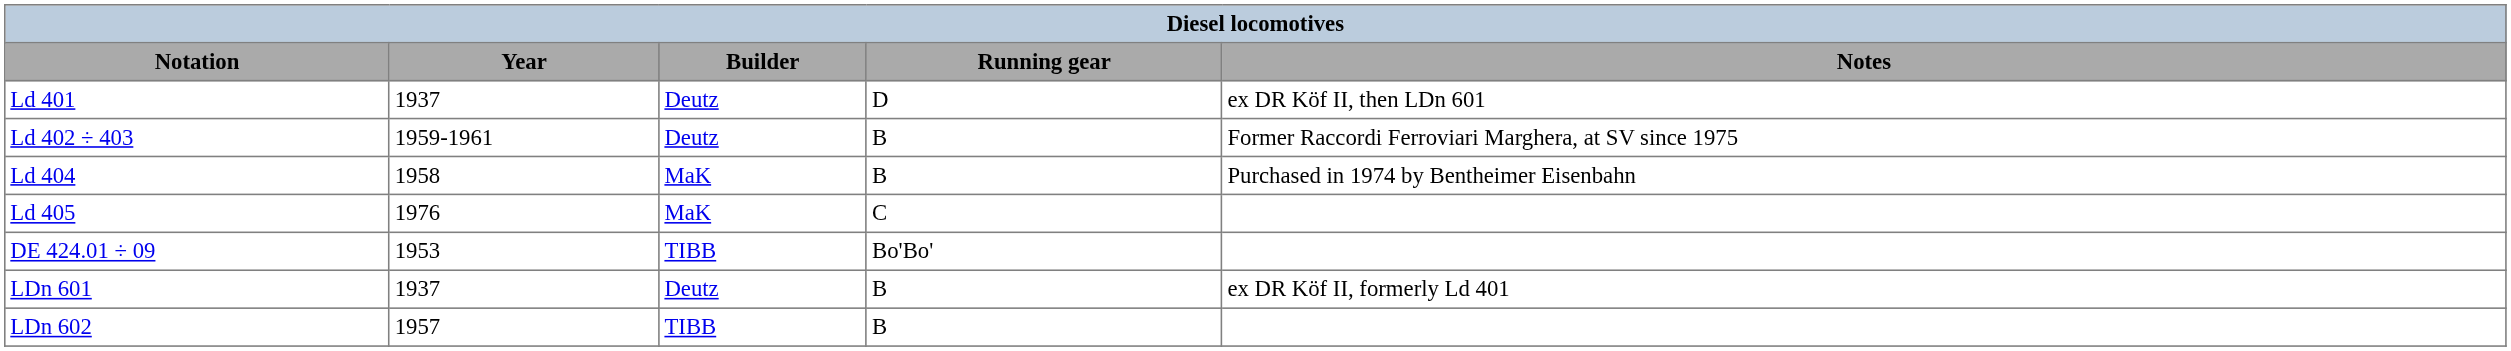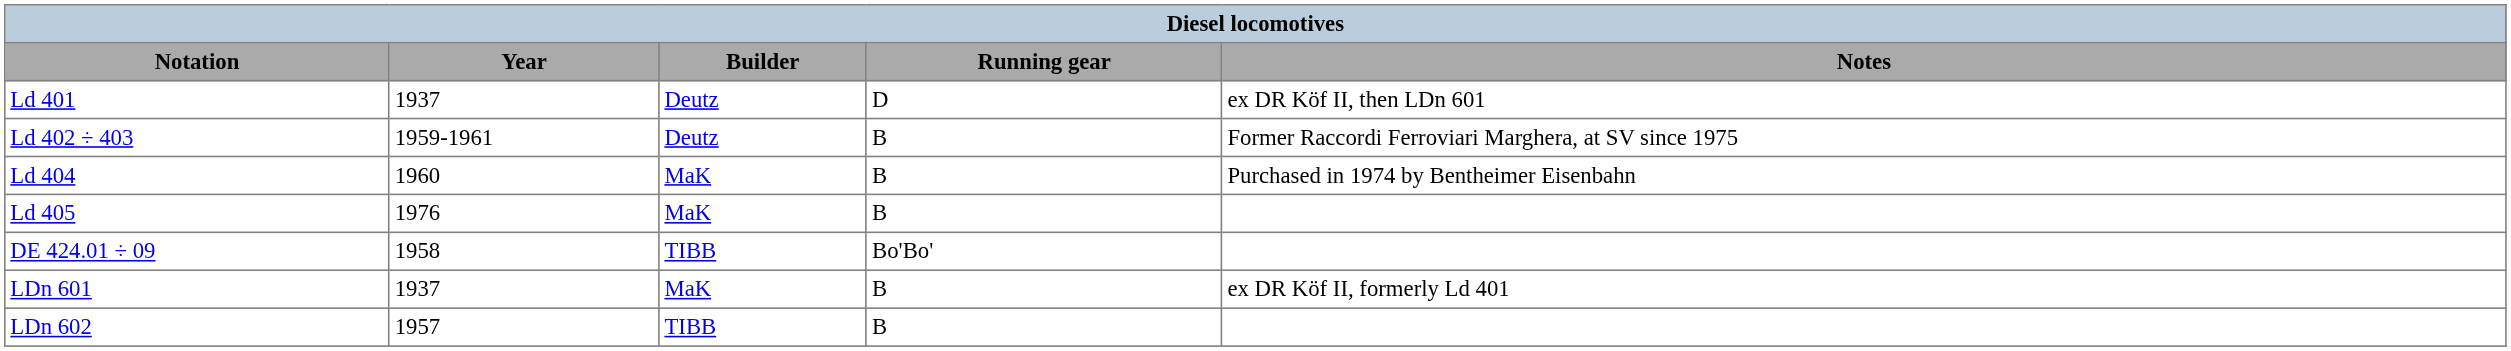(417, 175) 1958 -> (417, 175) 1960
(880, 213) C -> (880, 213) B
(417, 250) 1953 -> (417, 250) 1958
(692, 288) Deutz -> (688, 288) MaK
